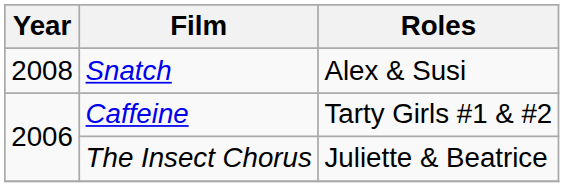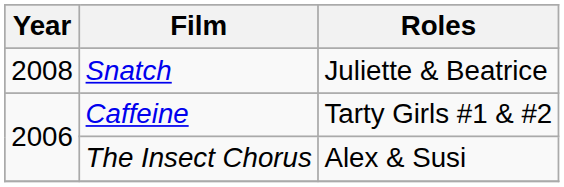(395, 70) Alex & Susi -> (436, 70) Juliette & Beatrice
(436, 158) Juliette & Beatrice -> (395, 158) Alex & Susi
